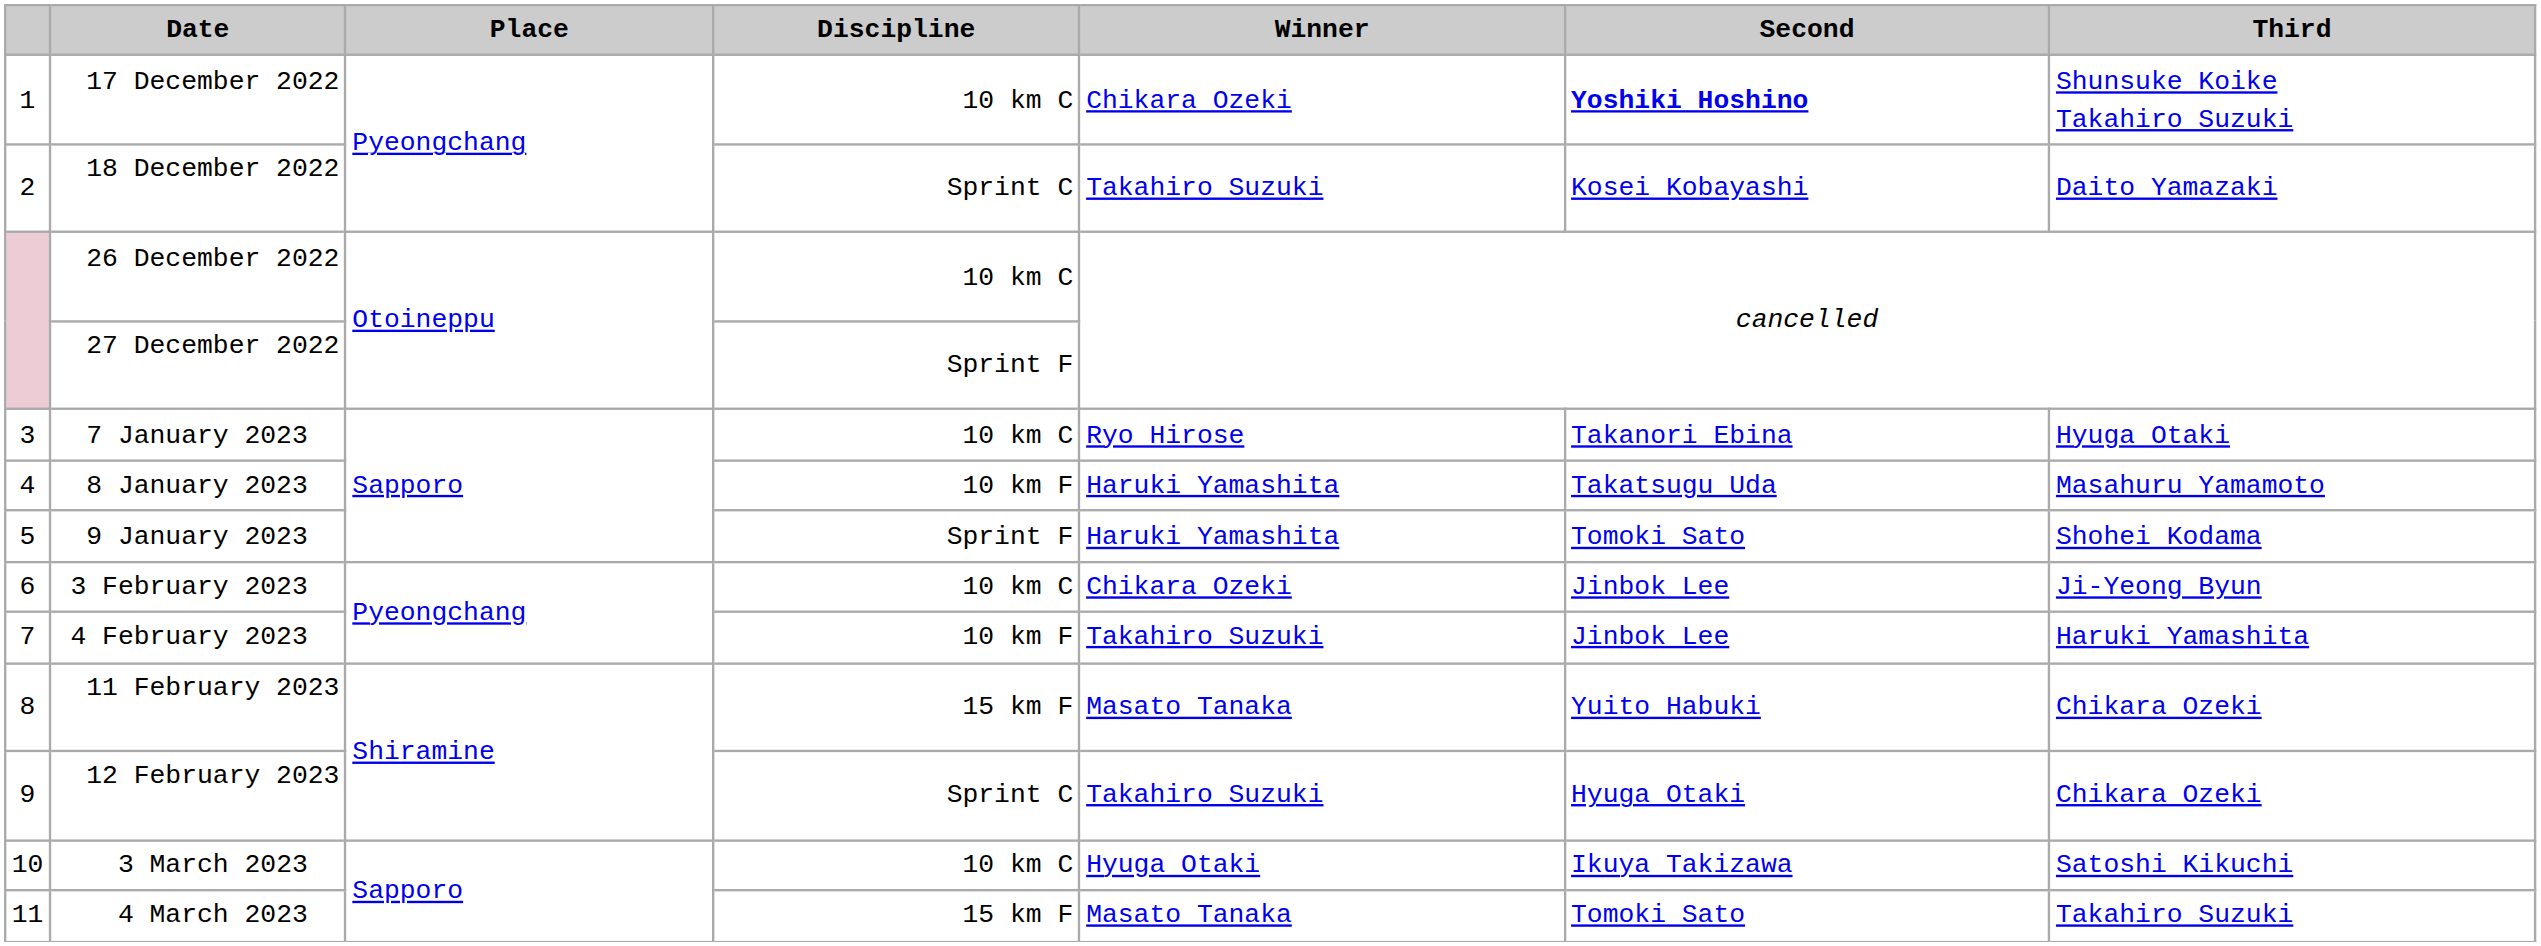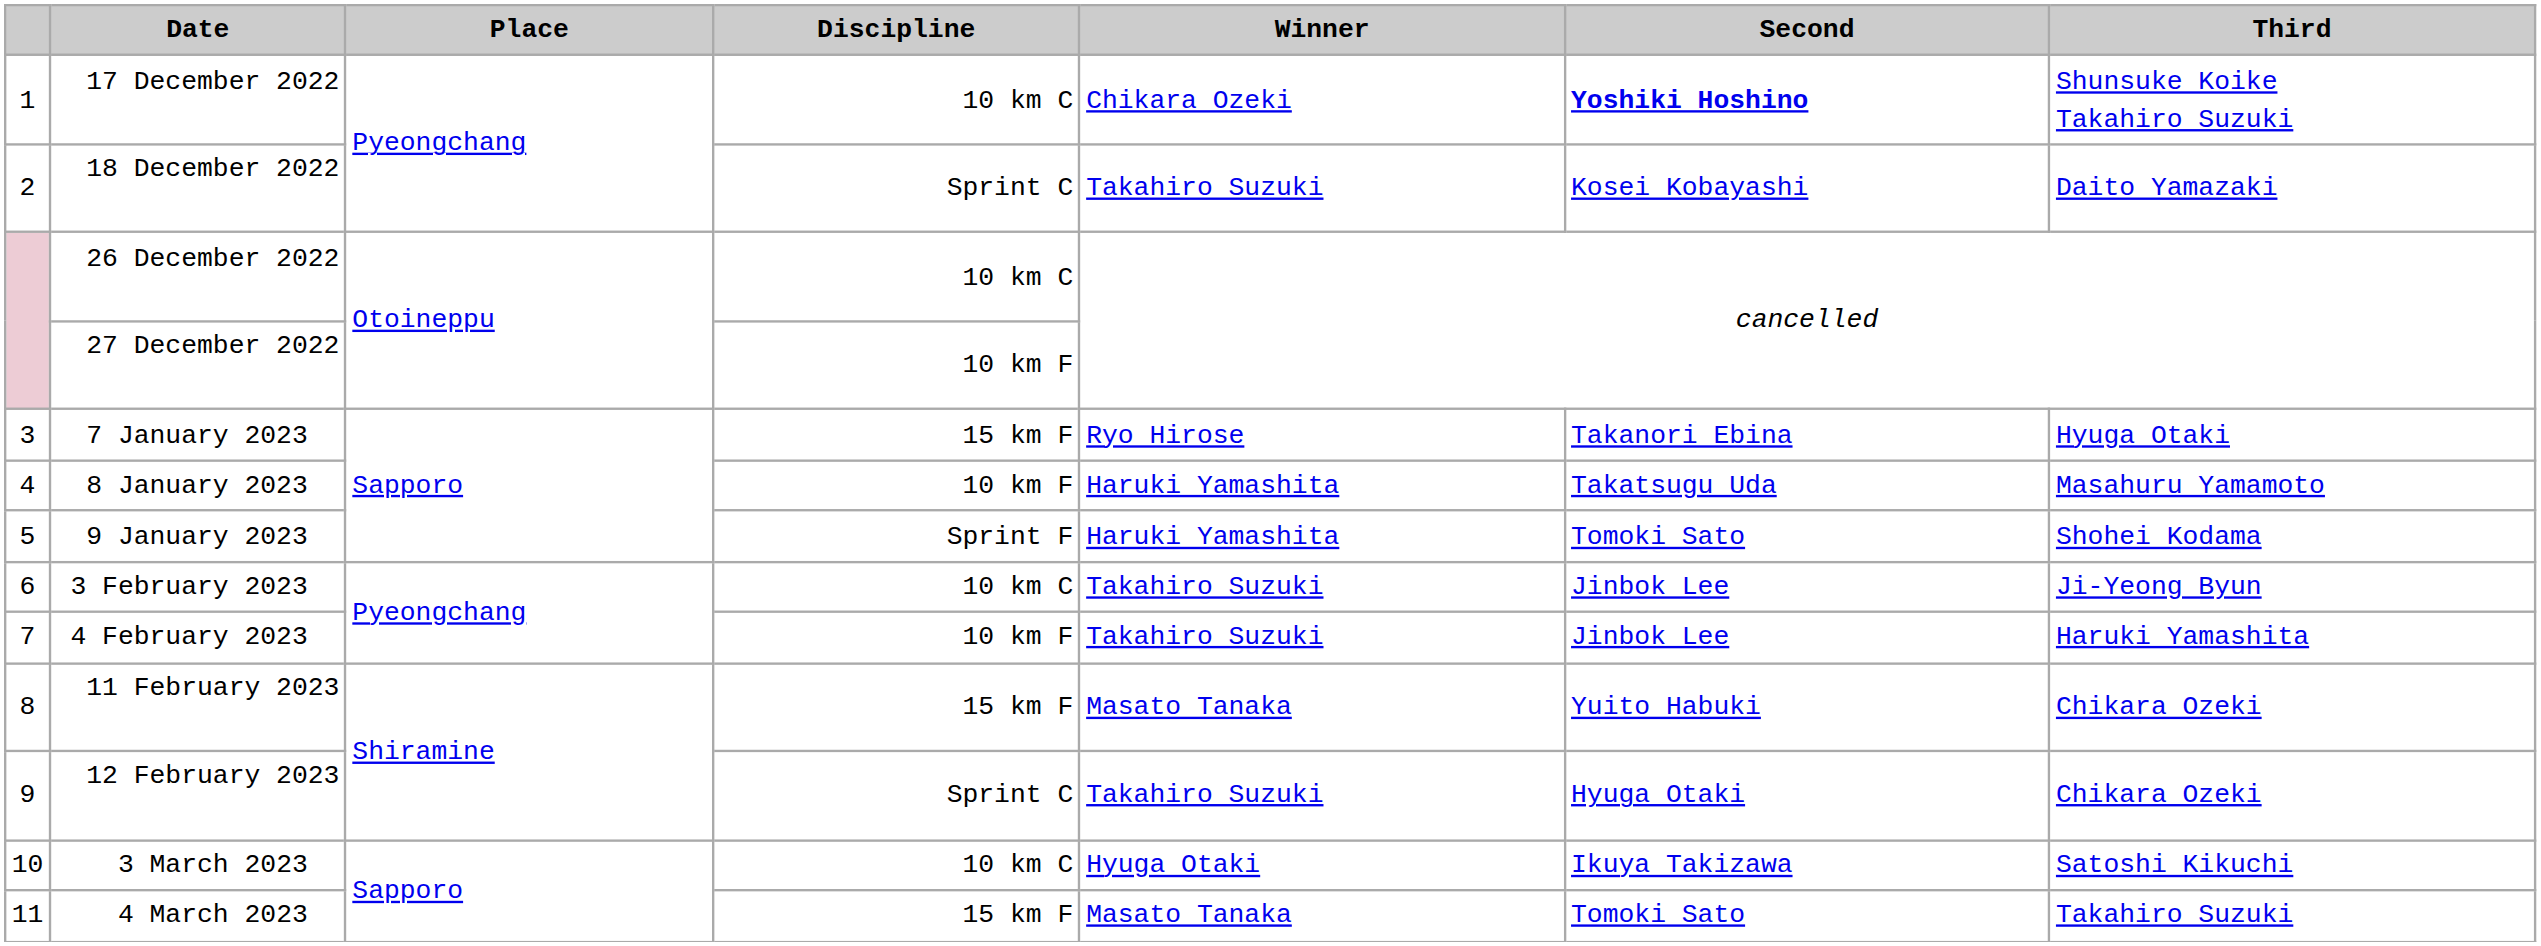(1010, 366) Sprint F -> (1018, 366) 10 km F
(1018, 435) 10 km C -> (1018, 435) 15 km F
(1189, 587) Chikara Ozeki -> (1205, 587) Takahiro Suzuki
